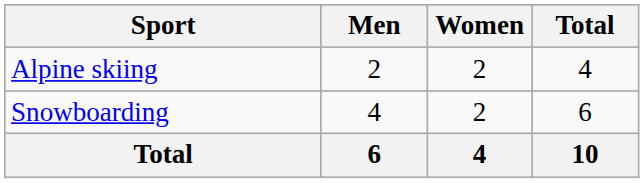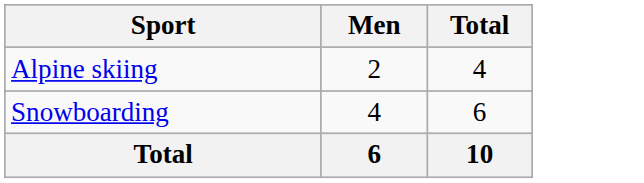- column: (480, 25)
